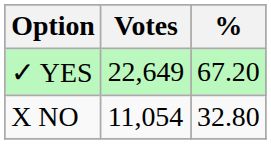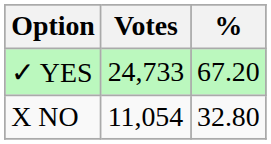(146, 71) 22,649 -> (146, 71) 24,733
